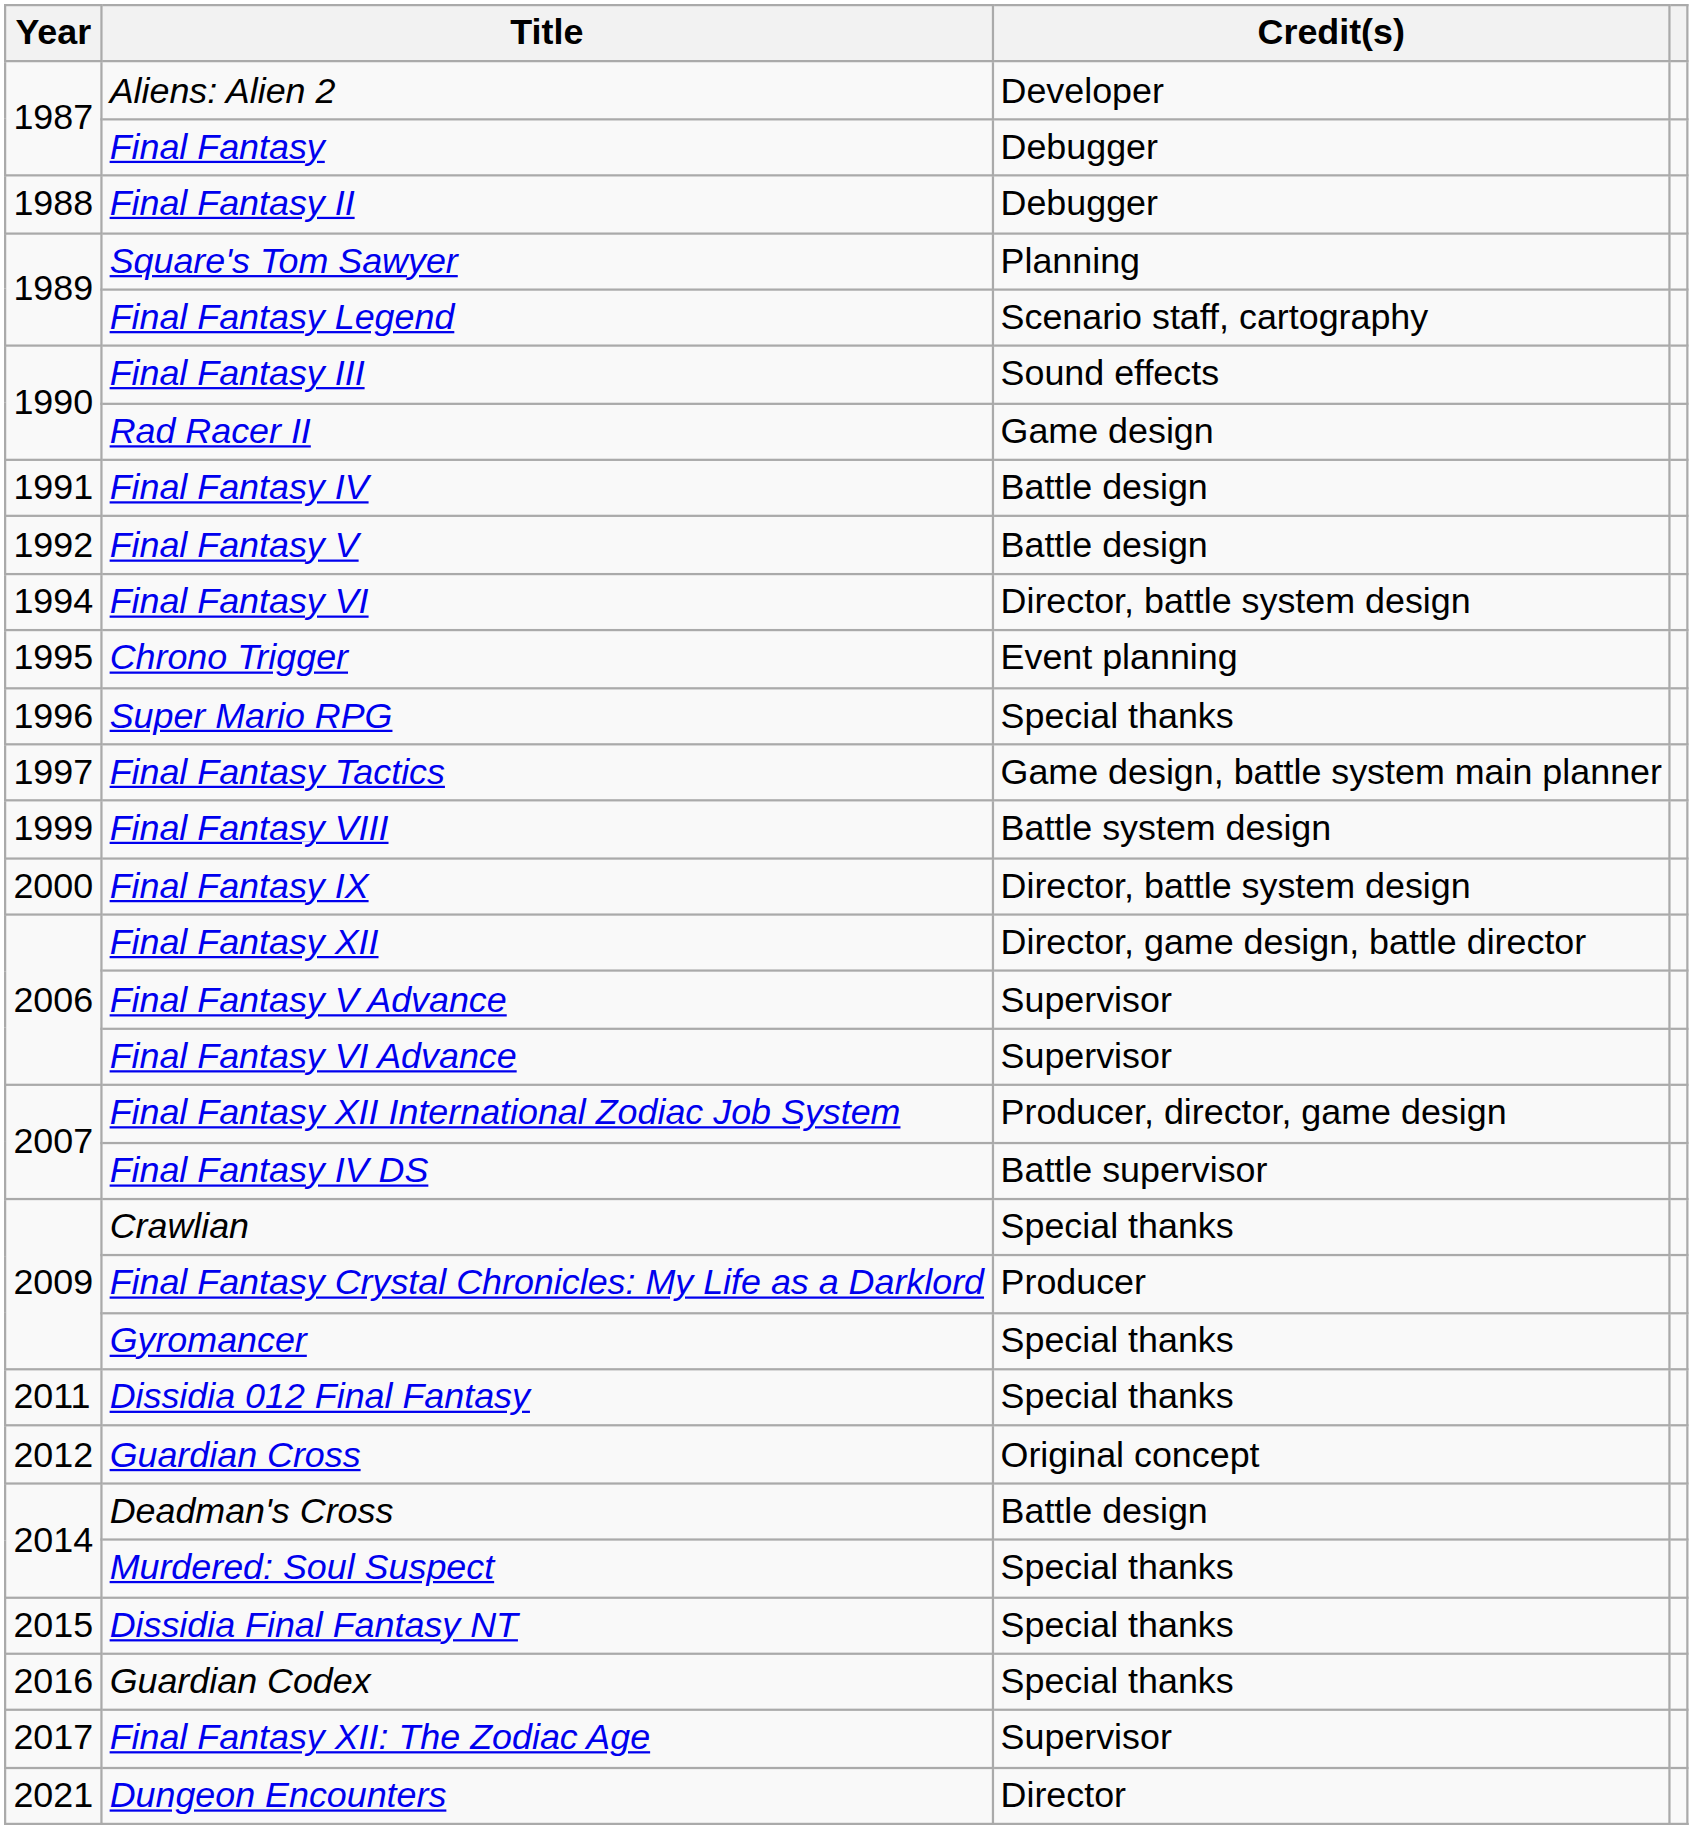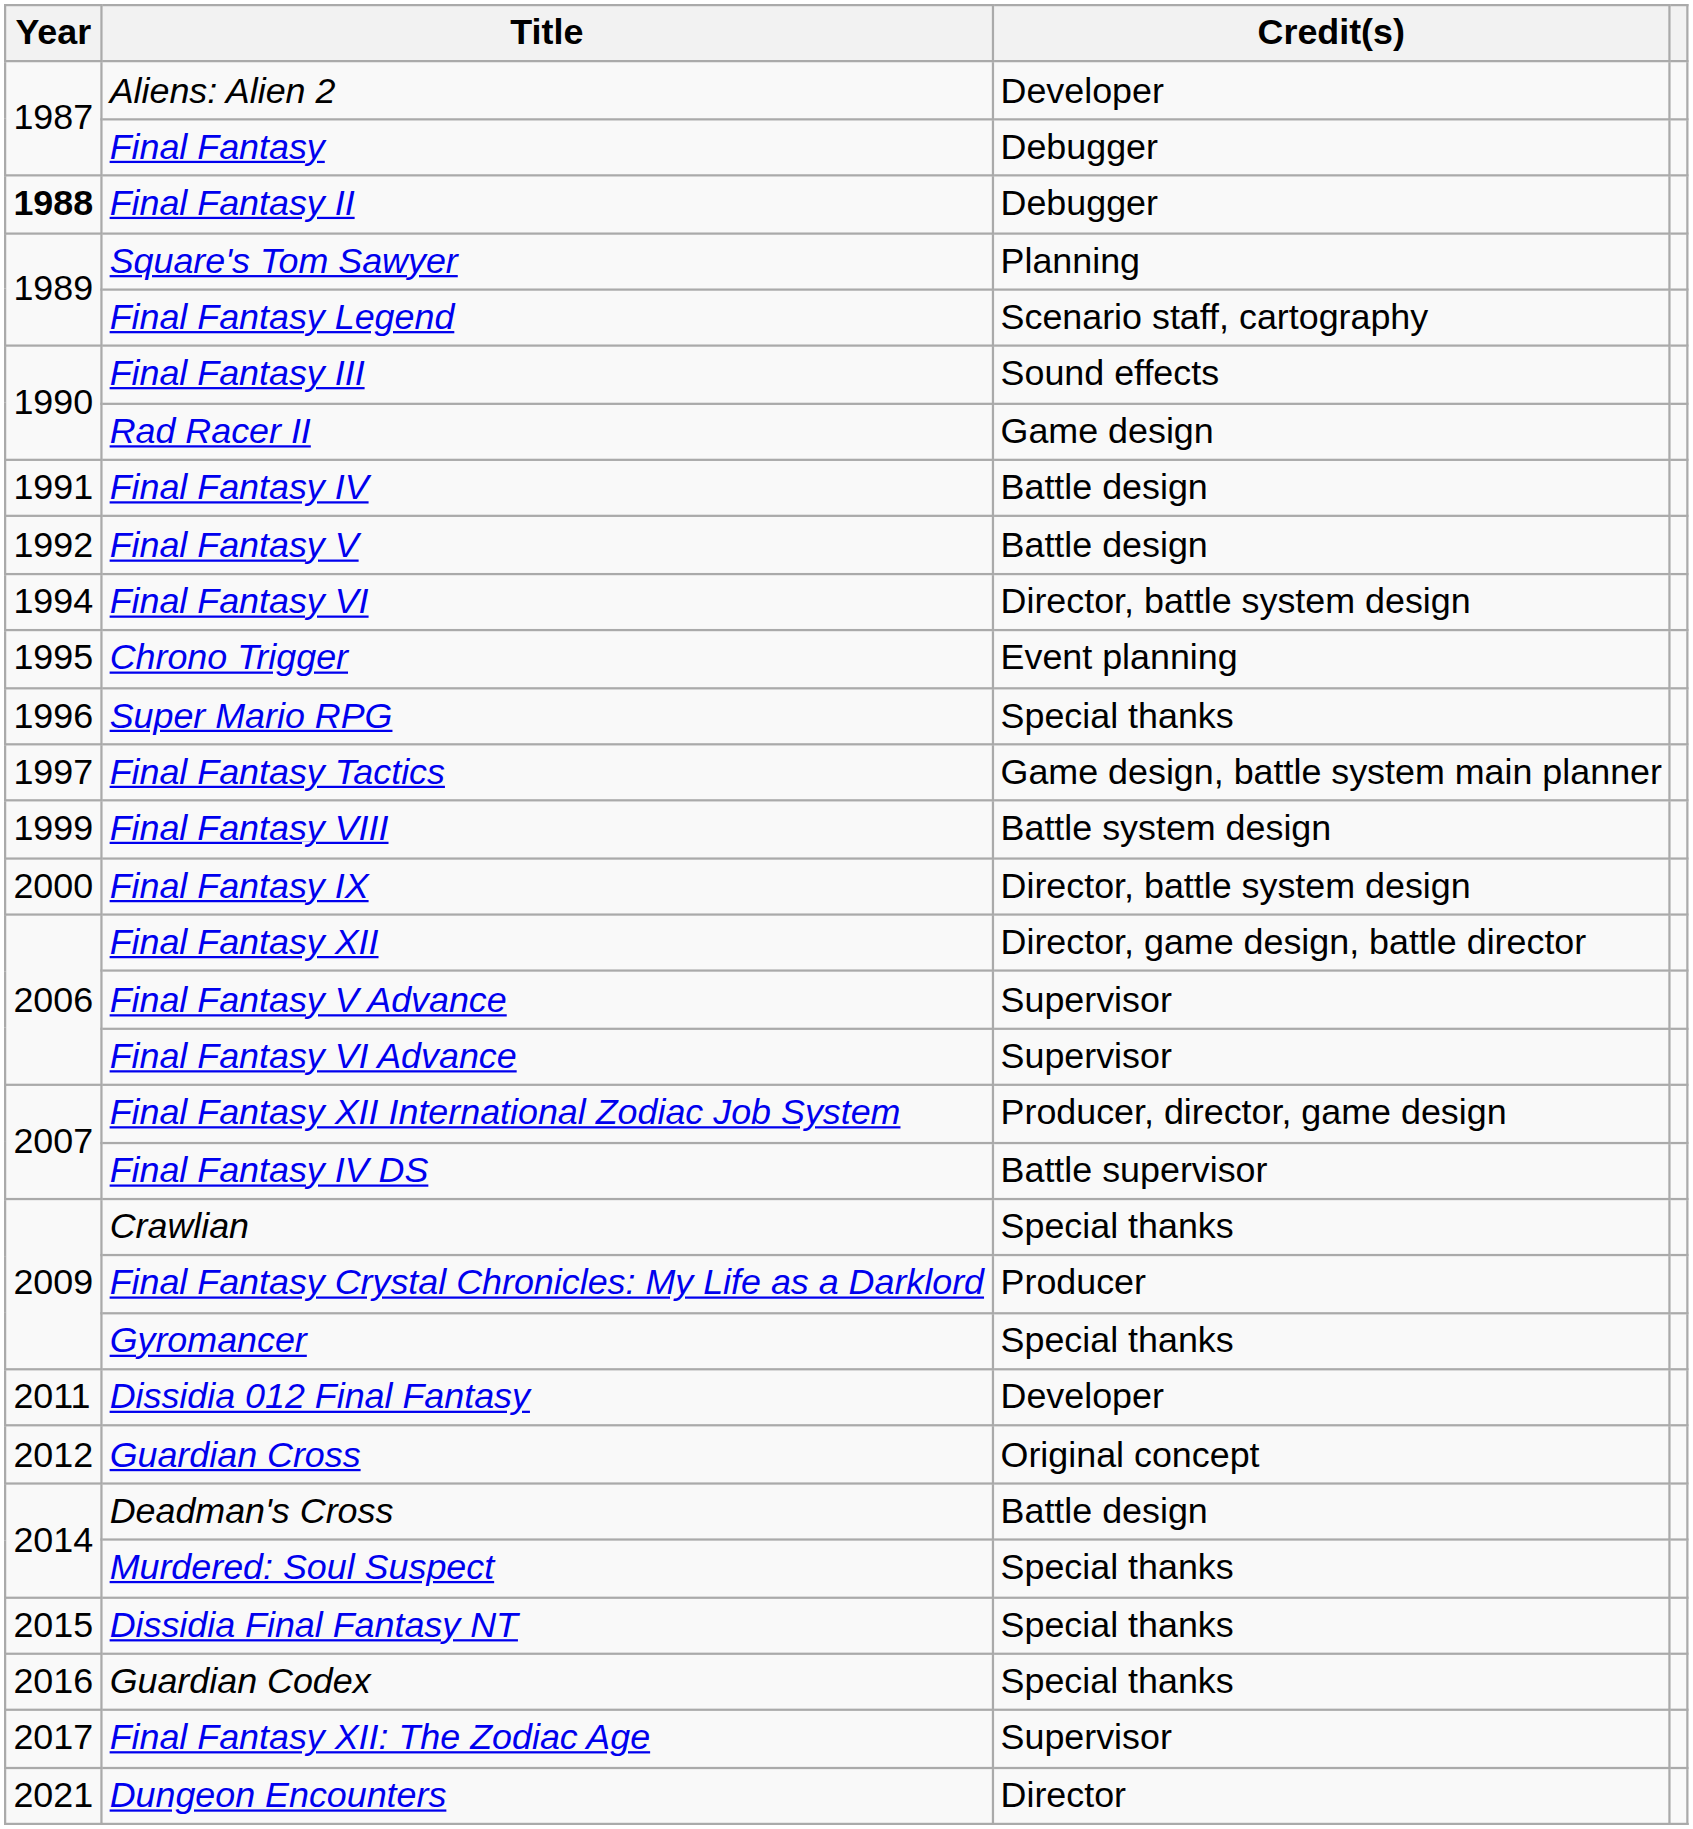(53, 203) normal -> (53, 203) bold
(1117, 1397) Special thanks -> (1082, 1397) Developer
